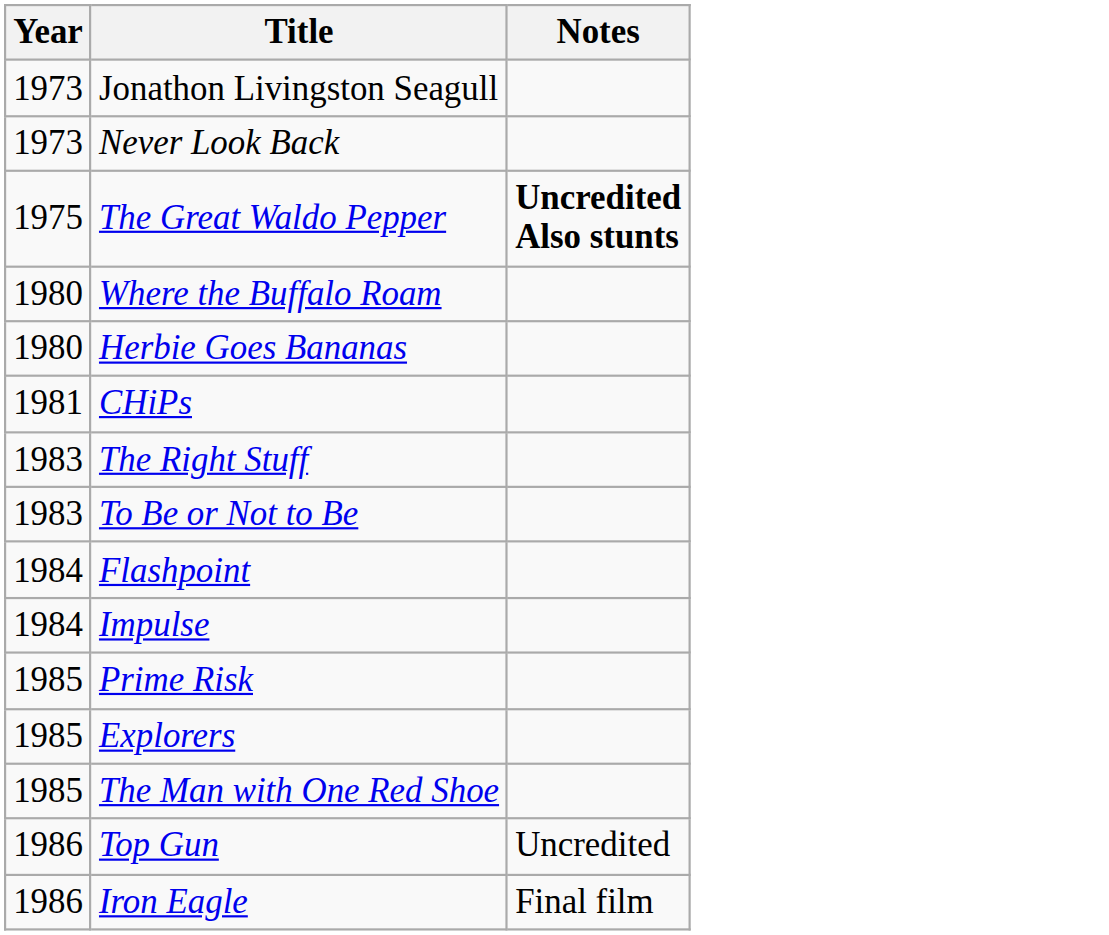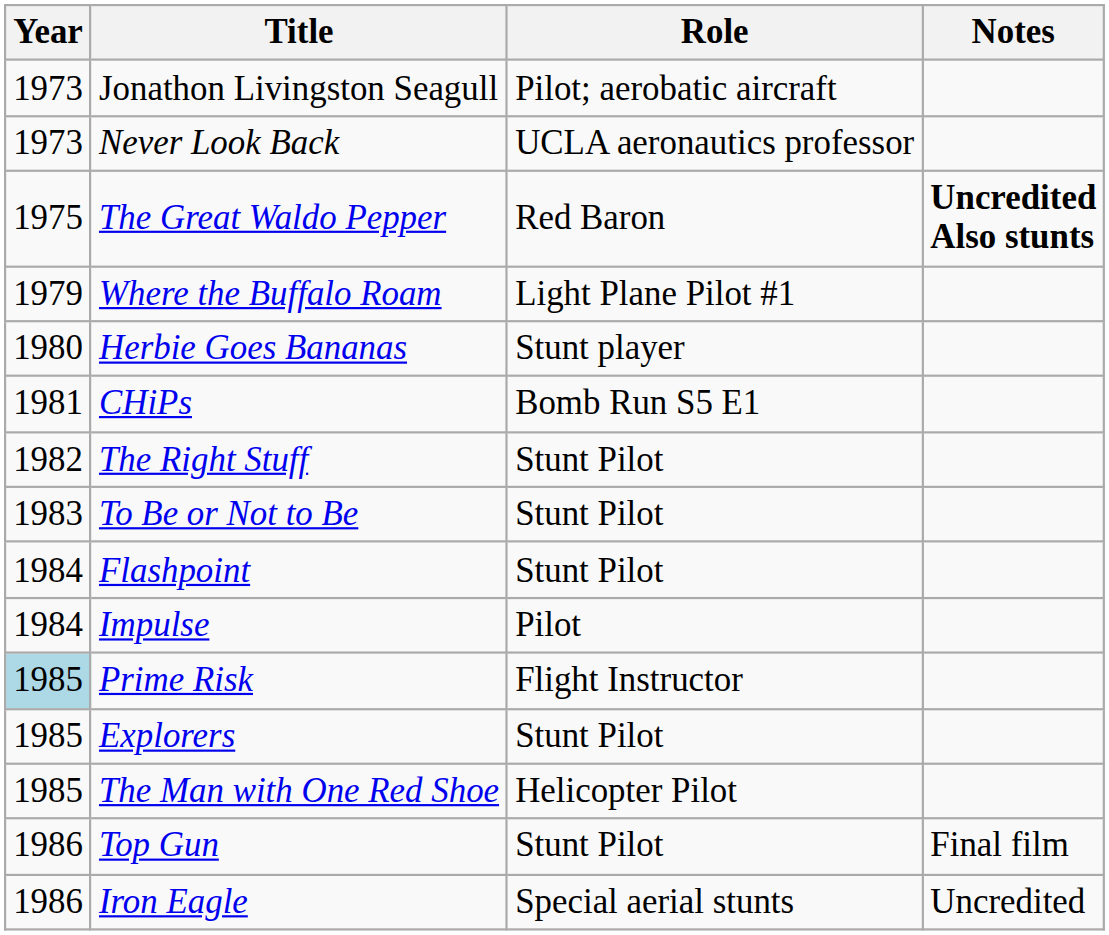+ column: (715, 32)
(48, 292) 1980 -> (48, 292) 1979
(48, 458) 1983 -> (48, 458) 1982
(48, 679) no background -> (48, 679) lightblue background
(593, 845) Uncredited -> (1000, 845) Final film
(584, 901) Final film -> (1008, 901) Uncredited
